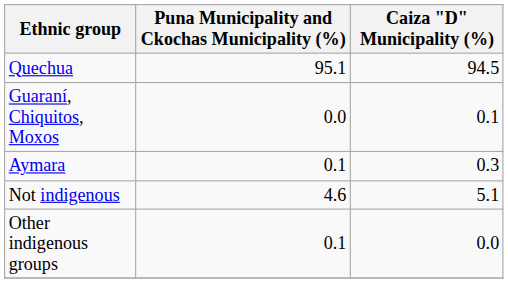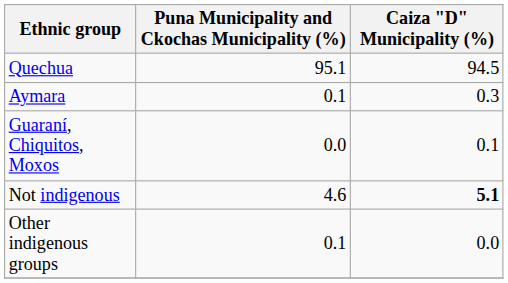rows swapped: (37, 165) <-> (46, 116)
(488, 194) normal -> (488, 194) bold
